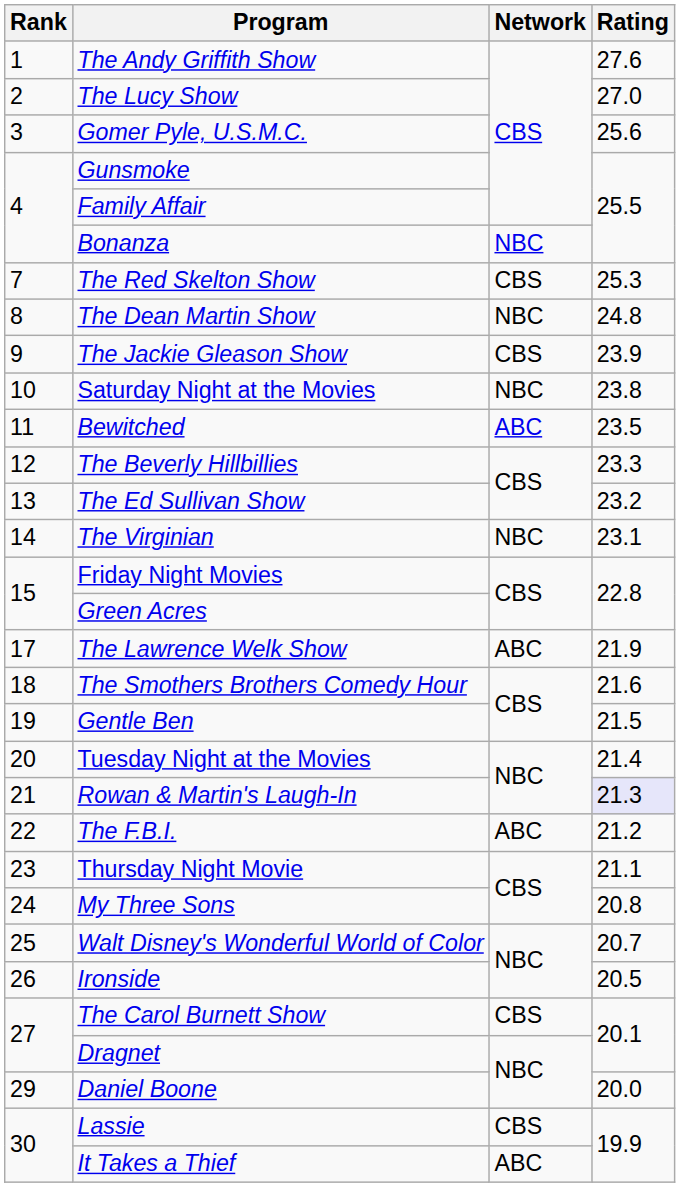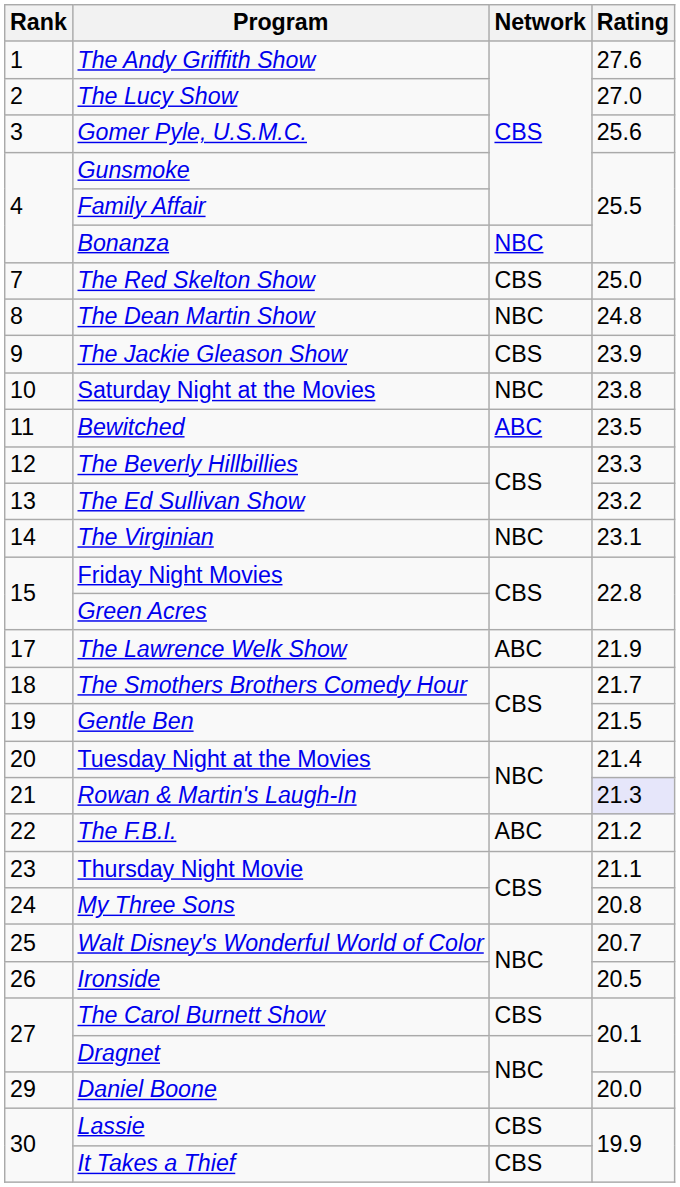(619, 280) 25.3 -> (619, 280) 25.0
(619, 685) 21.6 -> (619, 685) 21.7
(518, 1163) ABC -> (518, 1163) CBS
